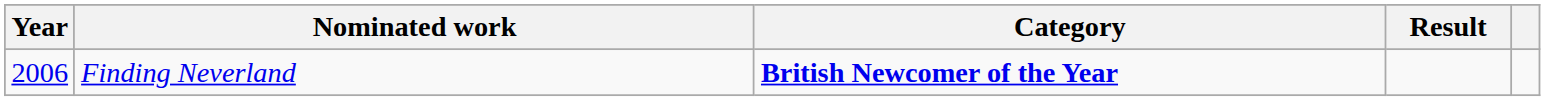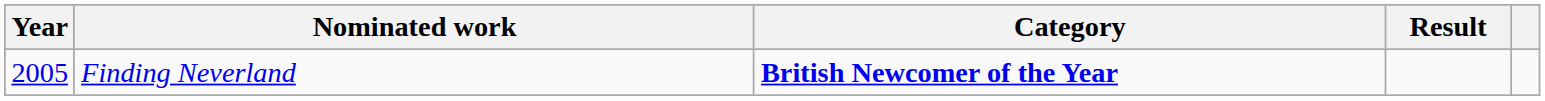(40, 71) 2006 -> (40, 71) 2005
